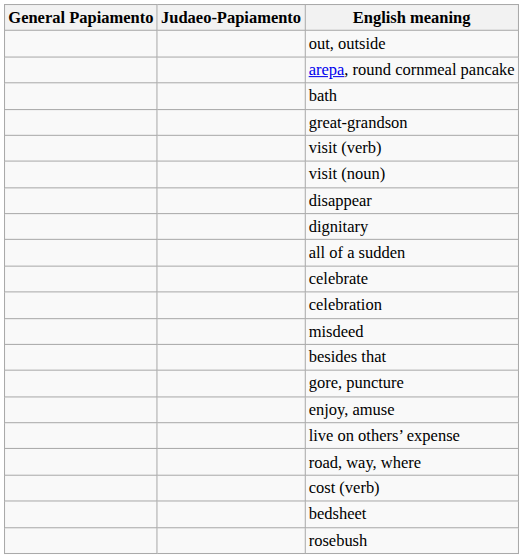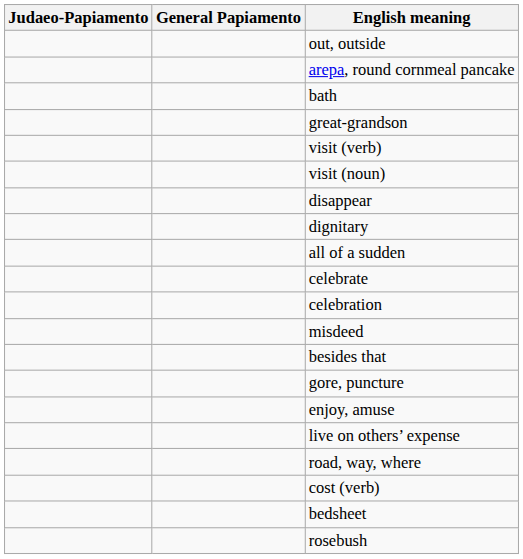columns swapped: (231, 17) <-> (81, 17)
